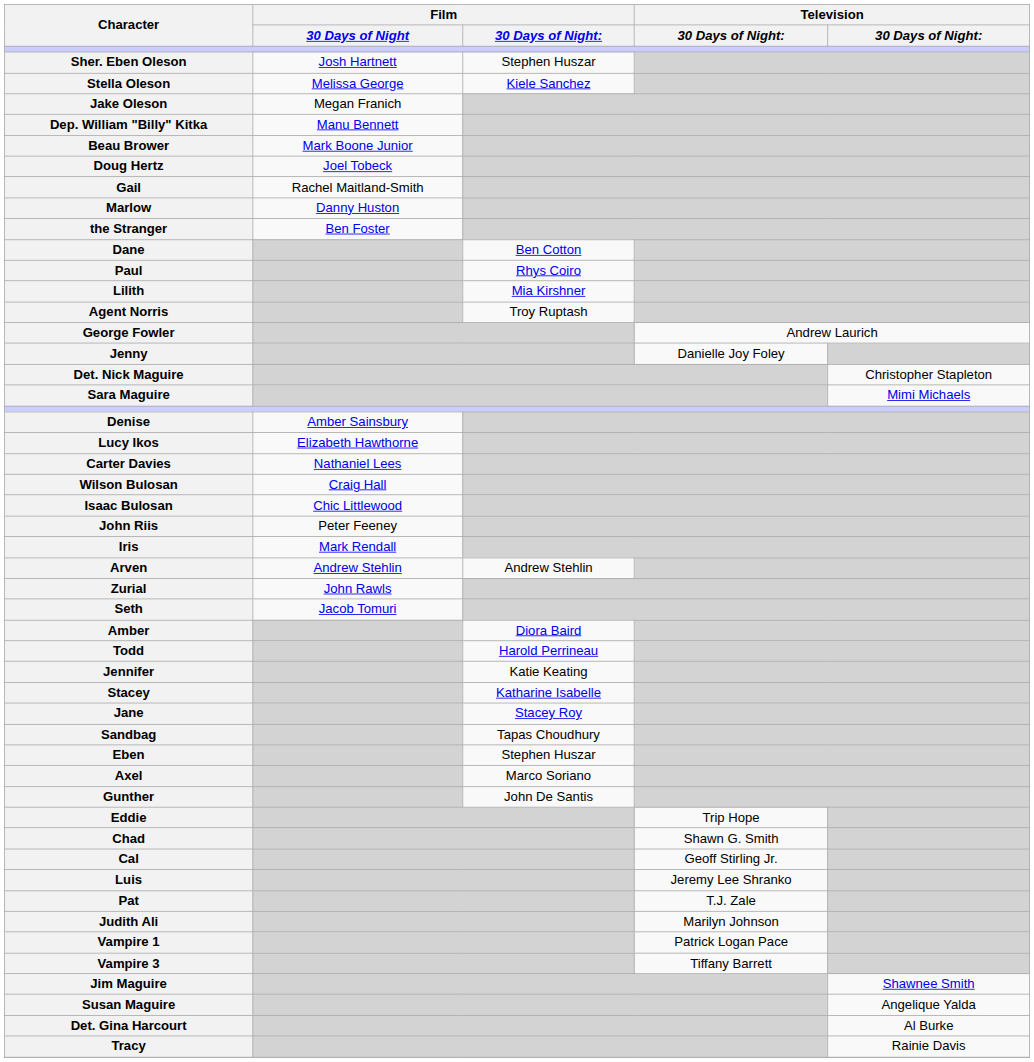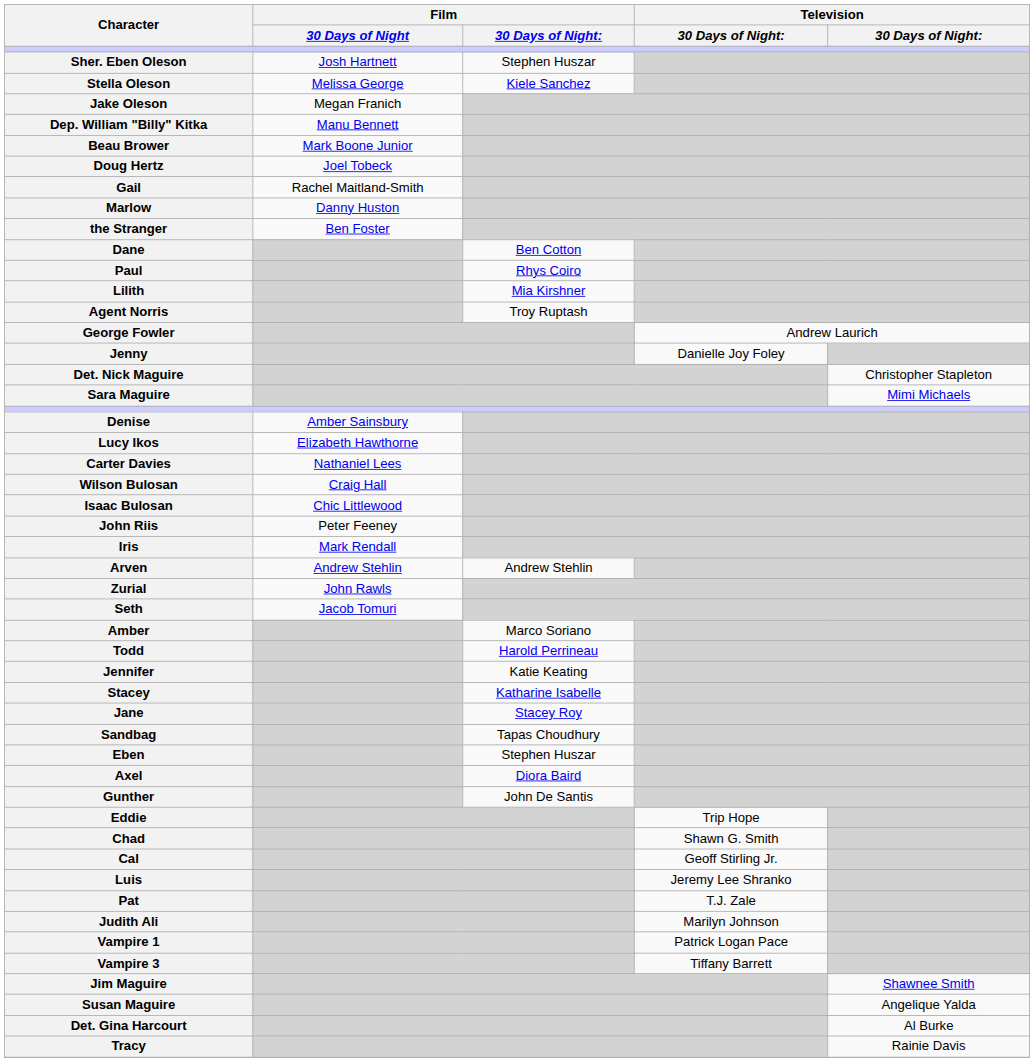(549, 630) Diora Baird -> (549, 630) Marco Soriano
(549, 776) Marco Soriano -> (549, 776) Diora Baird
